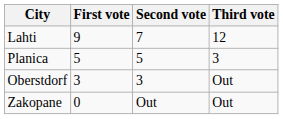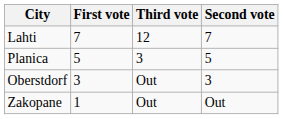columns swapped: (171, 15) <-> (244, 15)
(77, 37) 9 -> (77, 37) 7
(77, 102) 0 -> (77, 102) 1
